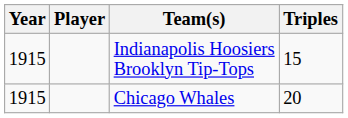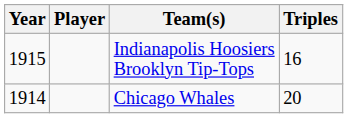(292, 58) 15 -> (292, 58) 16
(27, 98) 1915 -> (27, 98) 1914
